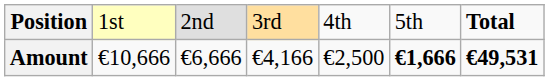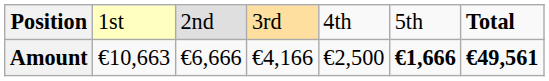(134, 57) €10,666 -> (134, 57) €10,663
(502, 57) €49,531 -> (502, 57) €49,561
